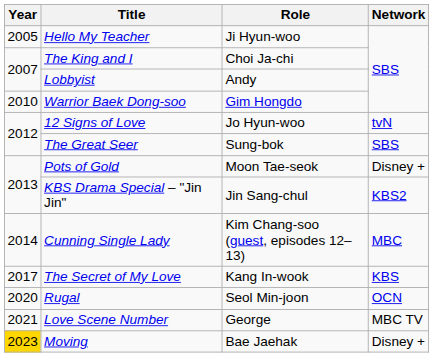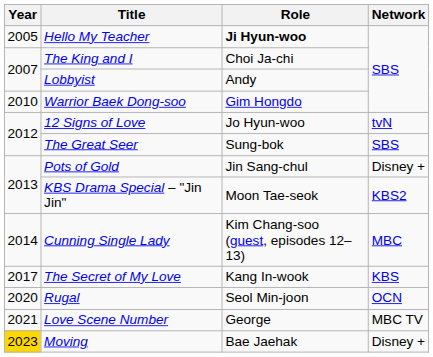(263, 36) normal -> (266, 36) bold
(272, 166) Moon Tae-seok -> (267, 166) Jin Sang-chul
(267, 195) Jin Sang-chul -> (272, 195) Moon Tae-seok
